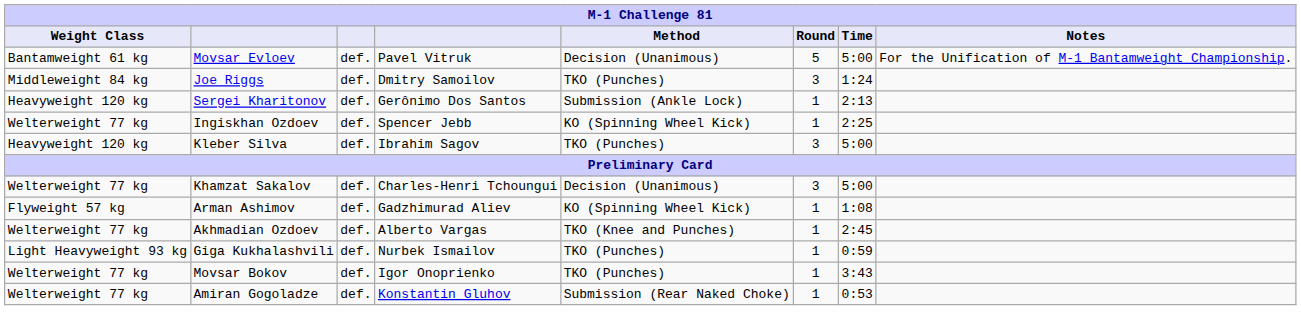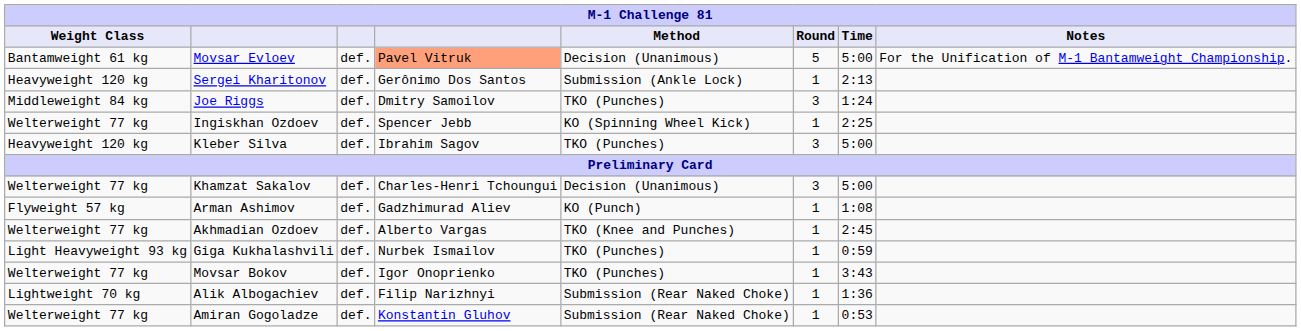(425, 59) no background -> (425, 59) lightsalmon background
rows swapped: (260, 102) <-> (229, 80)
(657, 209) KO (Spinning Wheel Kick) -> (603, 209) KO (Punch)
+ row: (256, 295)
